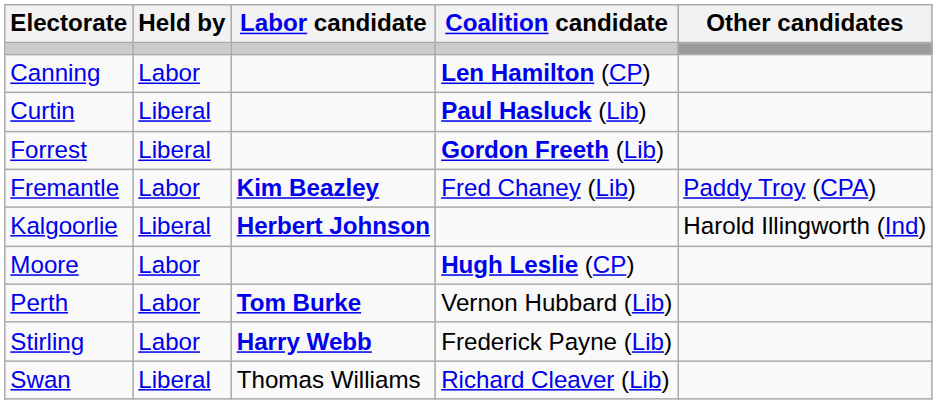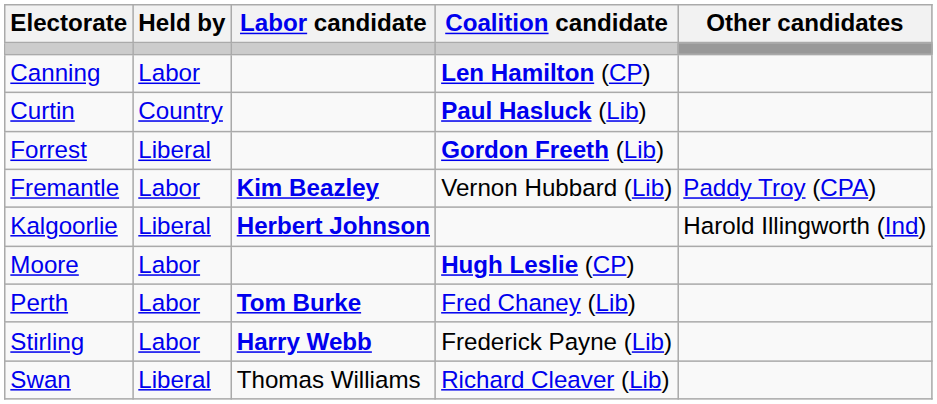(175, 111) Liberal -> (181, 111) Country
(539, 188) Fred Chaney (Lib) -> (557, 188) Vernon Hubbard (Lib)
(557, 303) Vernon Hubbard (Lib) -> (539, 303) Fred Chaney (Lib)
